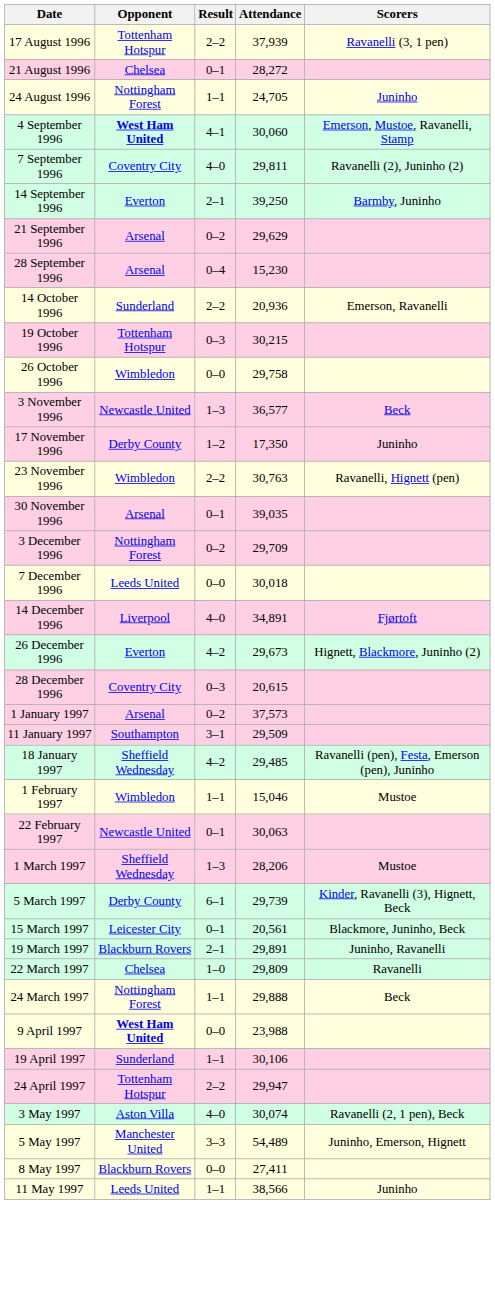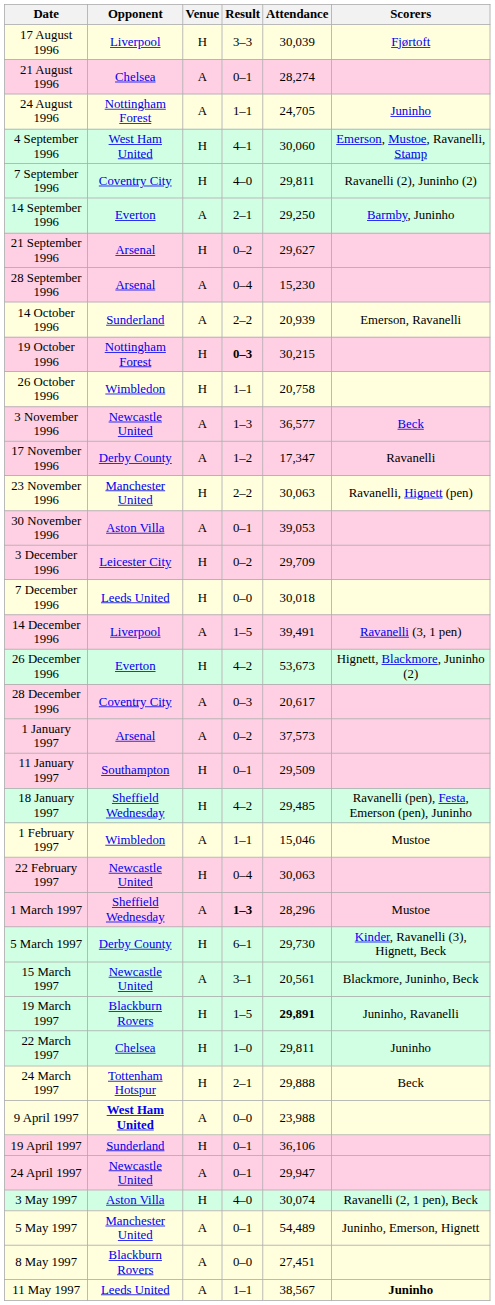+ column: (202, 14)
(145, 42) Tottenham Hotspur -> (135, 42) Liverpool
(216, 42) 2–2 -> (243, 42) 3–3
(270, 42) 37,939 -> (297, 42) 30,039
(397, 42) Ravanelli (3, 1 pen) -> (411, 42) Fjørtoft
(270, 69) 28,272 -> (297, 76) 28,274
(145, 131) bold -> (135, 146) normal
(270, 201) 39,250 -> (297, 215) 29,250
(270, 235) 29,629 -> (297, 250) 29,627
(270, 305) 20,936 -> (297, 319) 20,939
(145, 340) Tottenham Hotspur -> (135, 354) Nottingham Forest
(216, 340) normal -> (243, 354) bold
(216, 374) 0–0 -> (243, 389) 1–1
(270, 374) 29,758 -> (297, 389) 20,758
(270, 444) 17,350 -> (297, 458) 17,347
(397, 444) Juninho -> (411, 458) Ravanelli
(145, 478) Wimbledon -> (135, 493) Manchester United
(270, 478) 30,763 -> (297, 493) 30,063
(145, 513) Arsenal -> (135, 527) Aston Villa
(270, 513) 39,035 -> (297, 527) 39,053
(145, 548) Nottingham Forest -> (135, 562) Leicester City
(216, 617) 4–0 -> (243, 632) 1–5
(270, 617) 34,891 -> (297, 632) 39,491
(397, 617) Fjørtoft -> (411, 632) Ravanelli (3, 1 pen)
(270, 652) 29,673 -> (297, 666) 53,673
(270, 687) 20,615 -> (297, 701) 20,617
(216, 734) 3–1 -> (243, 770) 0–1
(216, 831) 0–1 -> (243, 874) 0–4
(216, 866) normal -> (243, 909) bold
(270, 866) 28,206 -> (297, 909) 28,296
(270, 901) 29,739 -> (297, 944) 29,730
(145, 928) Leicester City -> (135, 979) Newcastle United
(216, 928) 0–1 -> (243, 979) 3–1
(216, 948) 2–1 -> (243, 1013) 1–5
(270, 948) normal -> (297, 1013) bold
(270, 969) 29,809 -> (297, 1048) 29,811
(397, 969) Ravanelli -> (411, 1048) Juninho
(145, 996) Nottingham Forest -> (135, 1083) Tottenham Hotspur
(216, 996) 1–1 -> (243, 1083) 2–1
(216, 1058) 1–1 -> (243, 1145) 0–1
(270, 1058) 30,106 -> (297, 1145) 36,106
(145, 1086) Tottenham Hotspur -> (135, 1172) Newcastle United
(216, 1086) 2–2 -> (243, 1172) 0–1
(216, 1141) 3–3 -> (243, 1227) 0–1
(270, 1168) 27,411 -> (297, 1262) 27,451
(270, 1189) 38,566 -> (297, 1290) 38,567
(397, 1189) normal -> (411, 1290) bold
